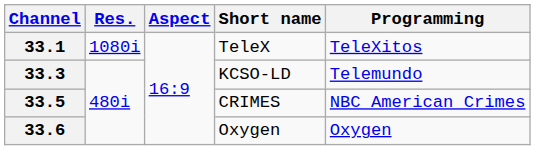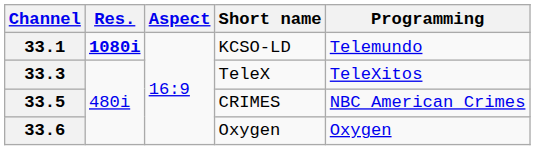(115, 47) normal -> (115, 47) bold
(244, 47) TeleX -> (255, 47) KCSO-LD
(376, 47) TeleXitos -> (376, 47) Telemundo
(255, 75) KCSO-LD -> (244, 75) TeleX
(376, 75) Telemundo -> (376, 75) TeleXitos
